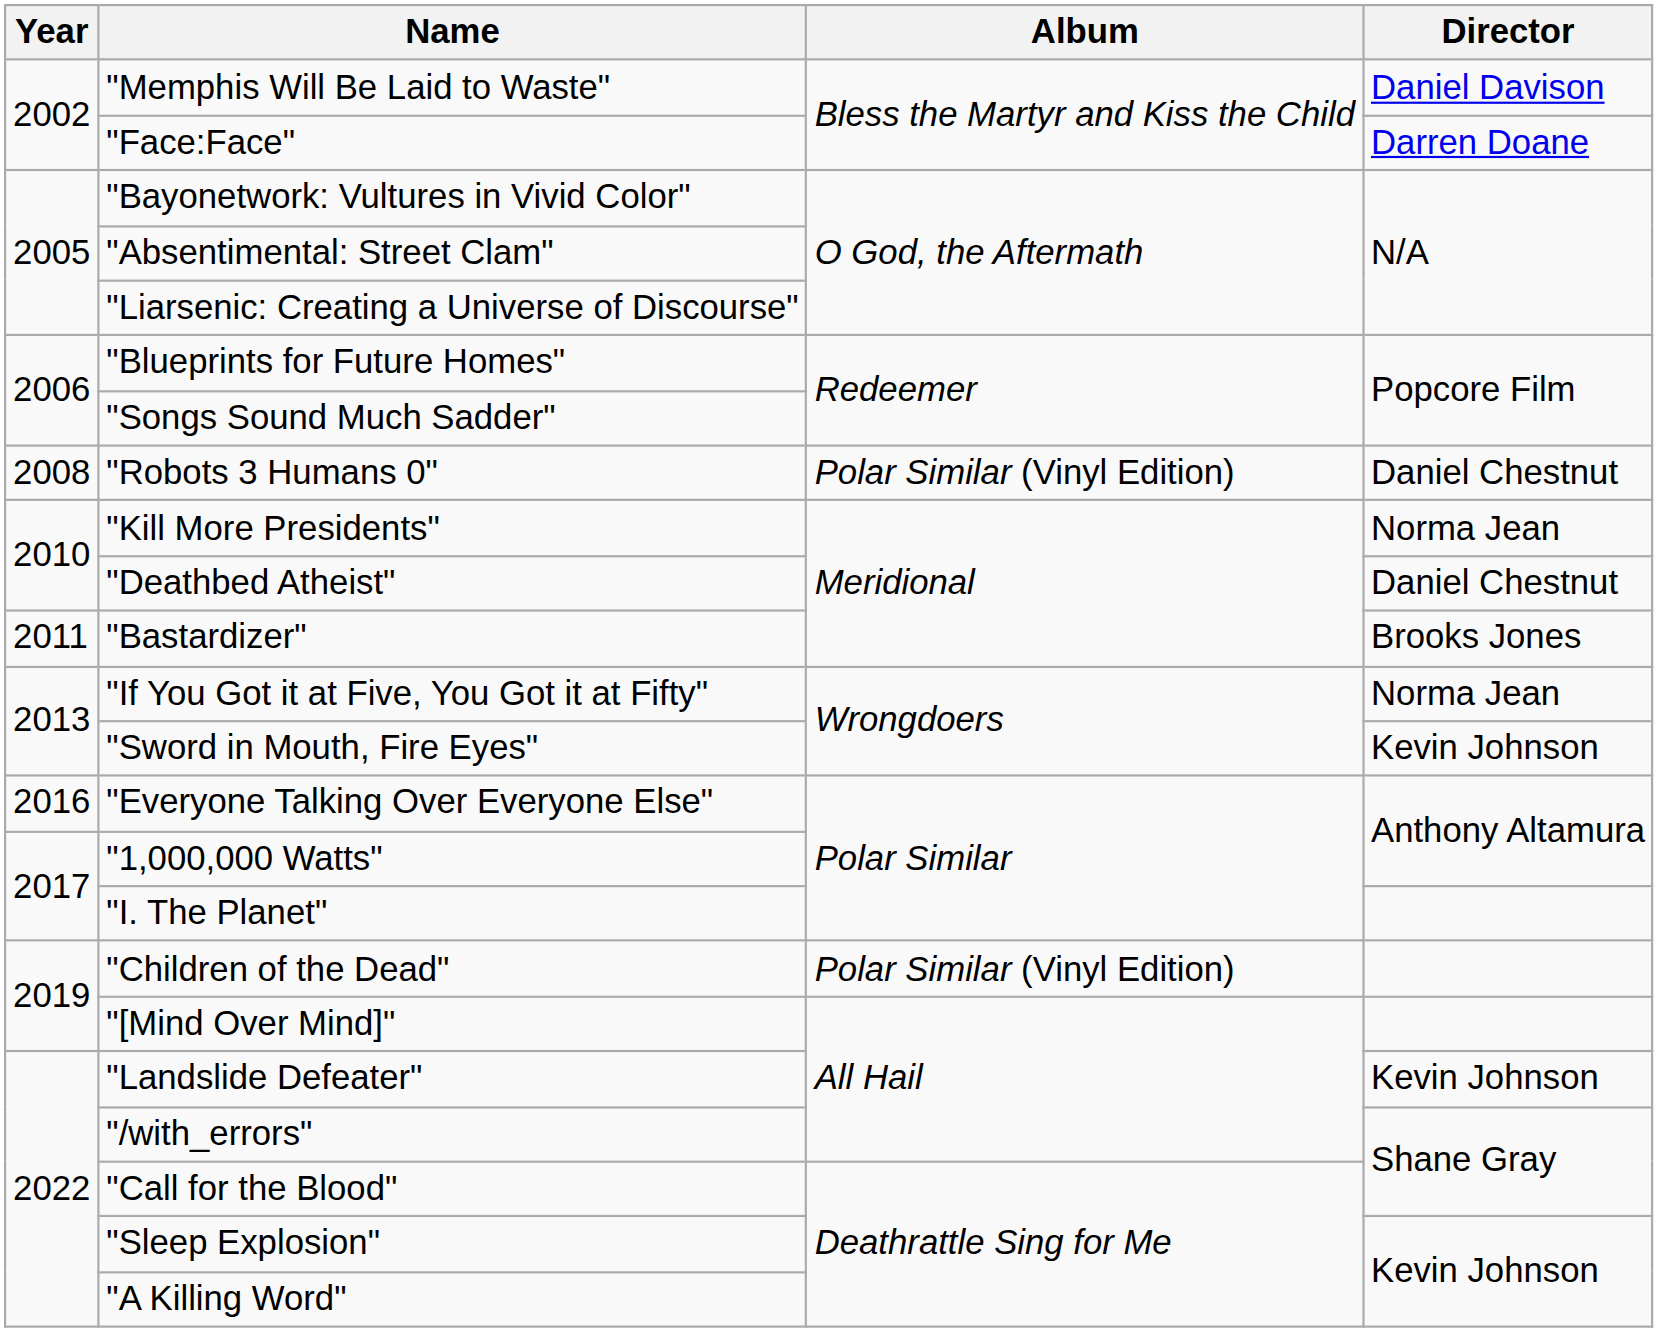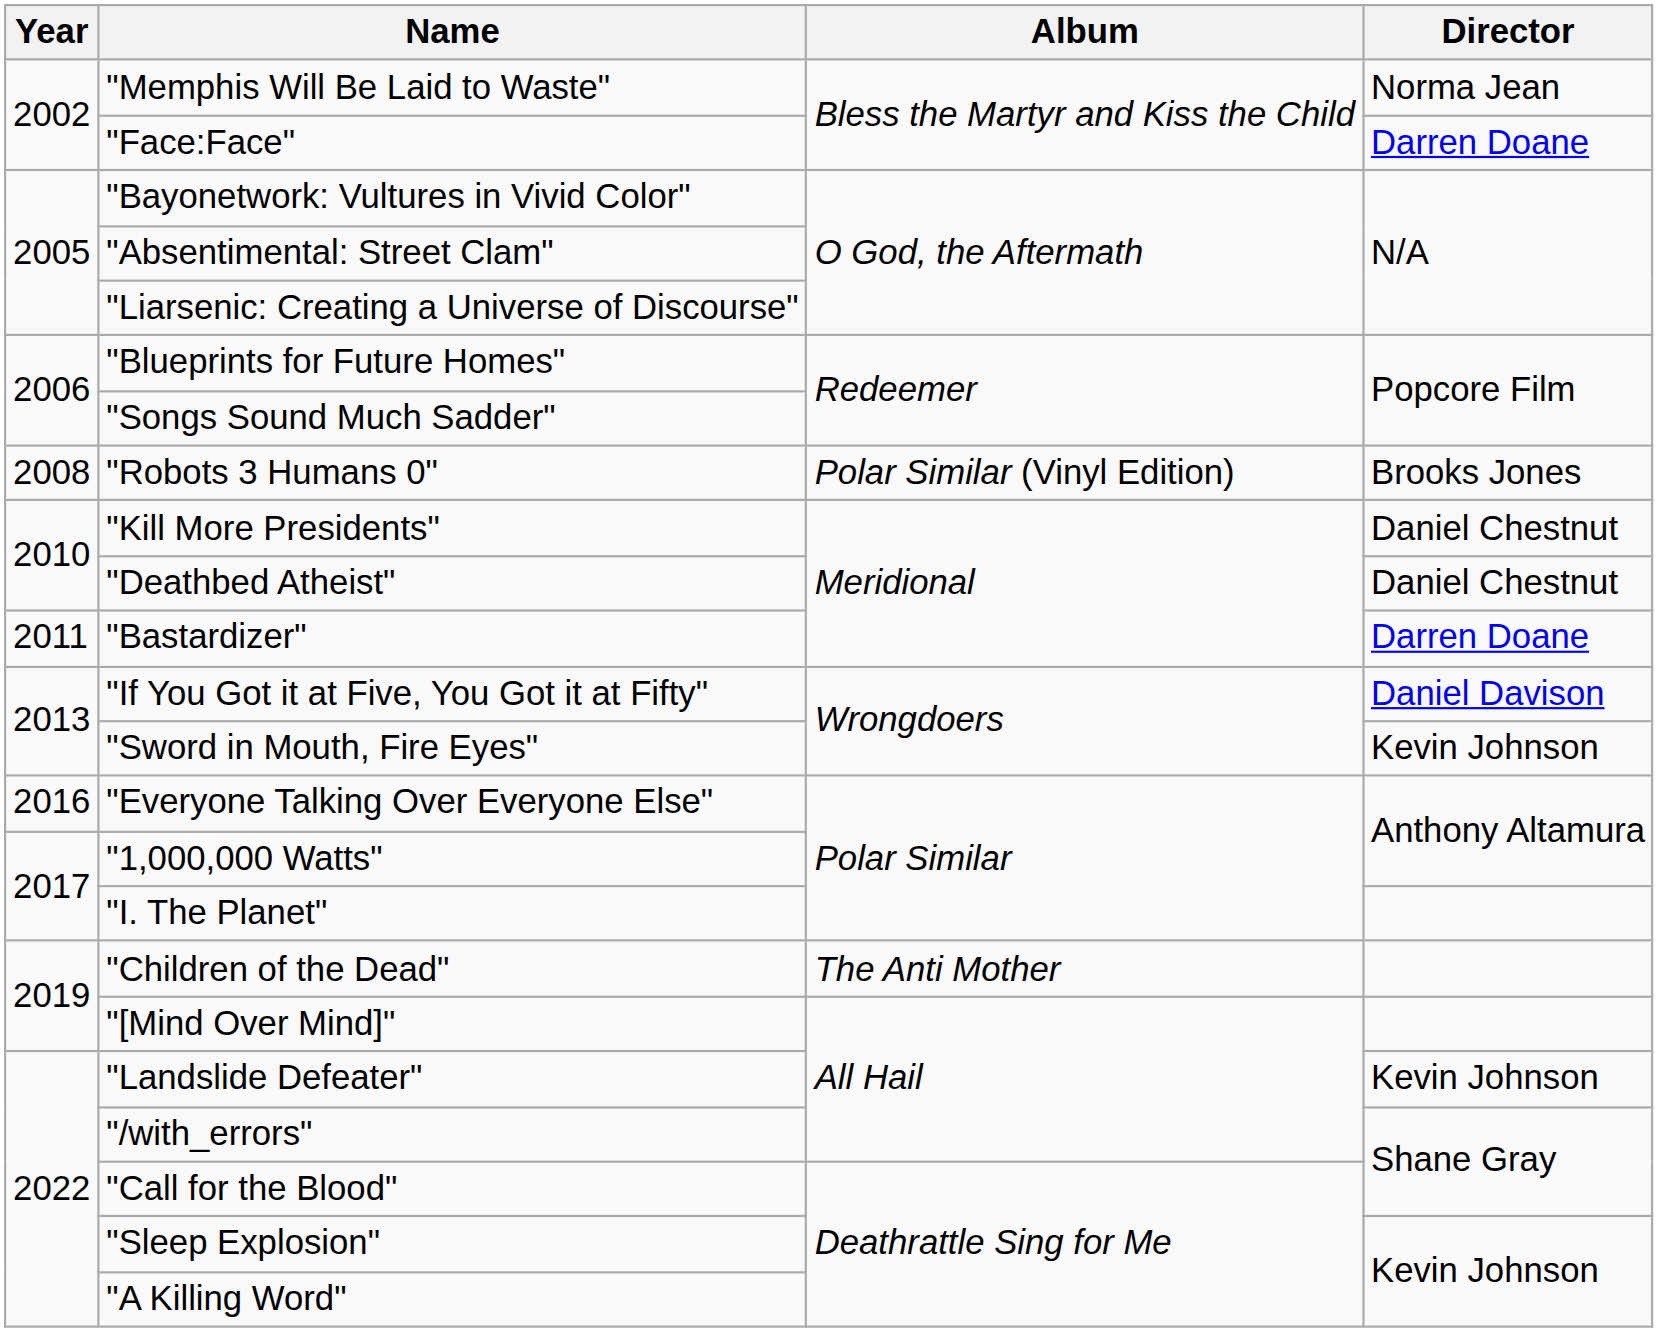(1488, 87) Daniel Davison -> (1466, 87) Norma Jean
(1495, 472) Daniel Chestnut -> (1476, 472) Brooks Jones
(1466, 527) Norma Jean -> (1495, 527) Daniel Chestnut
(1476, 637) Brooks Jones -> (1480, 637) Darren Doane
(1466, 692) Norma Jean -> (1488, 692) Daniel Davison
(1025, 968) Polar Similar (Vinyl Edition) -> (938, 968) The Anti Mother
